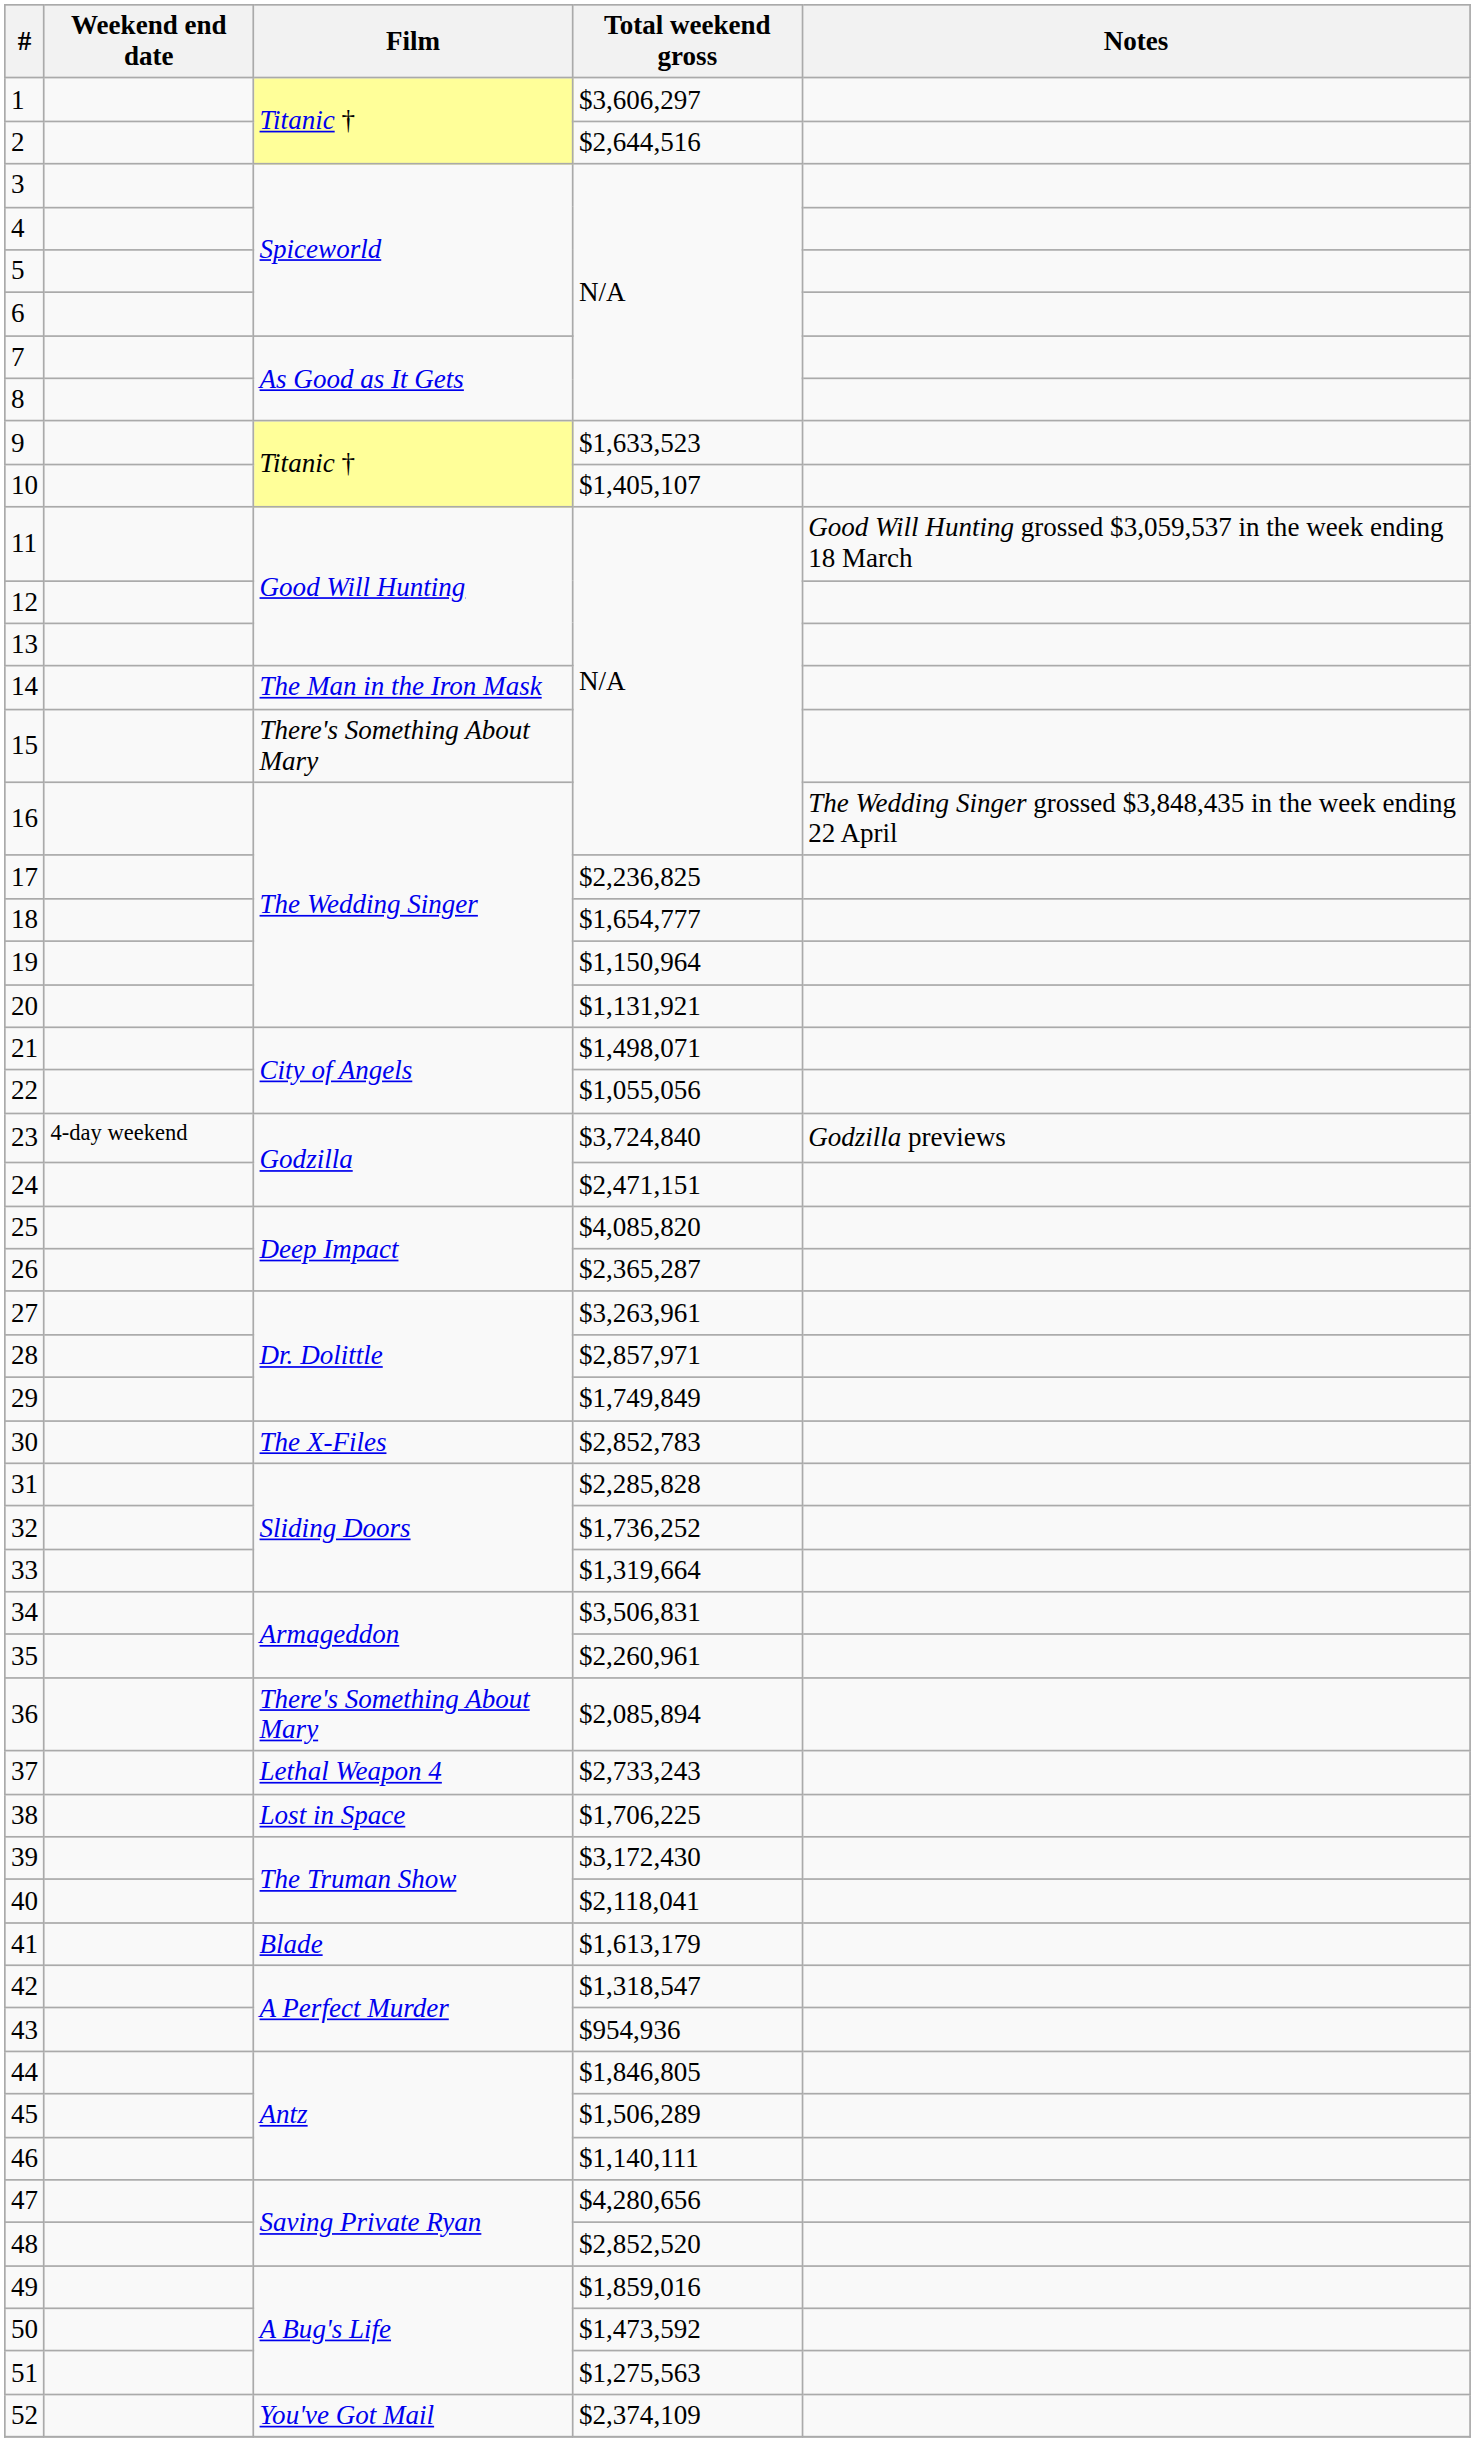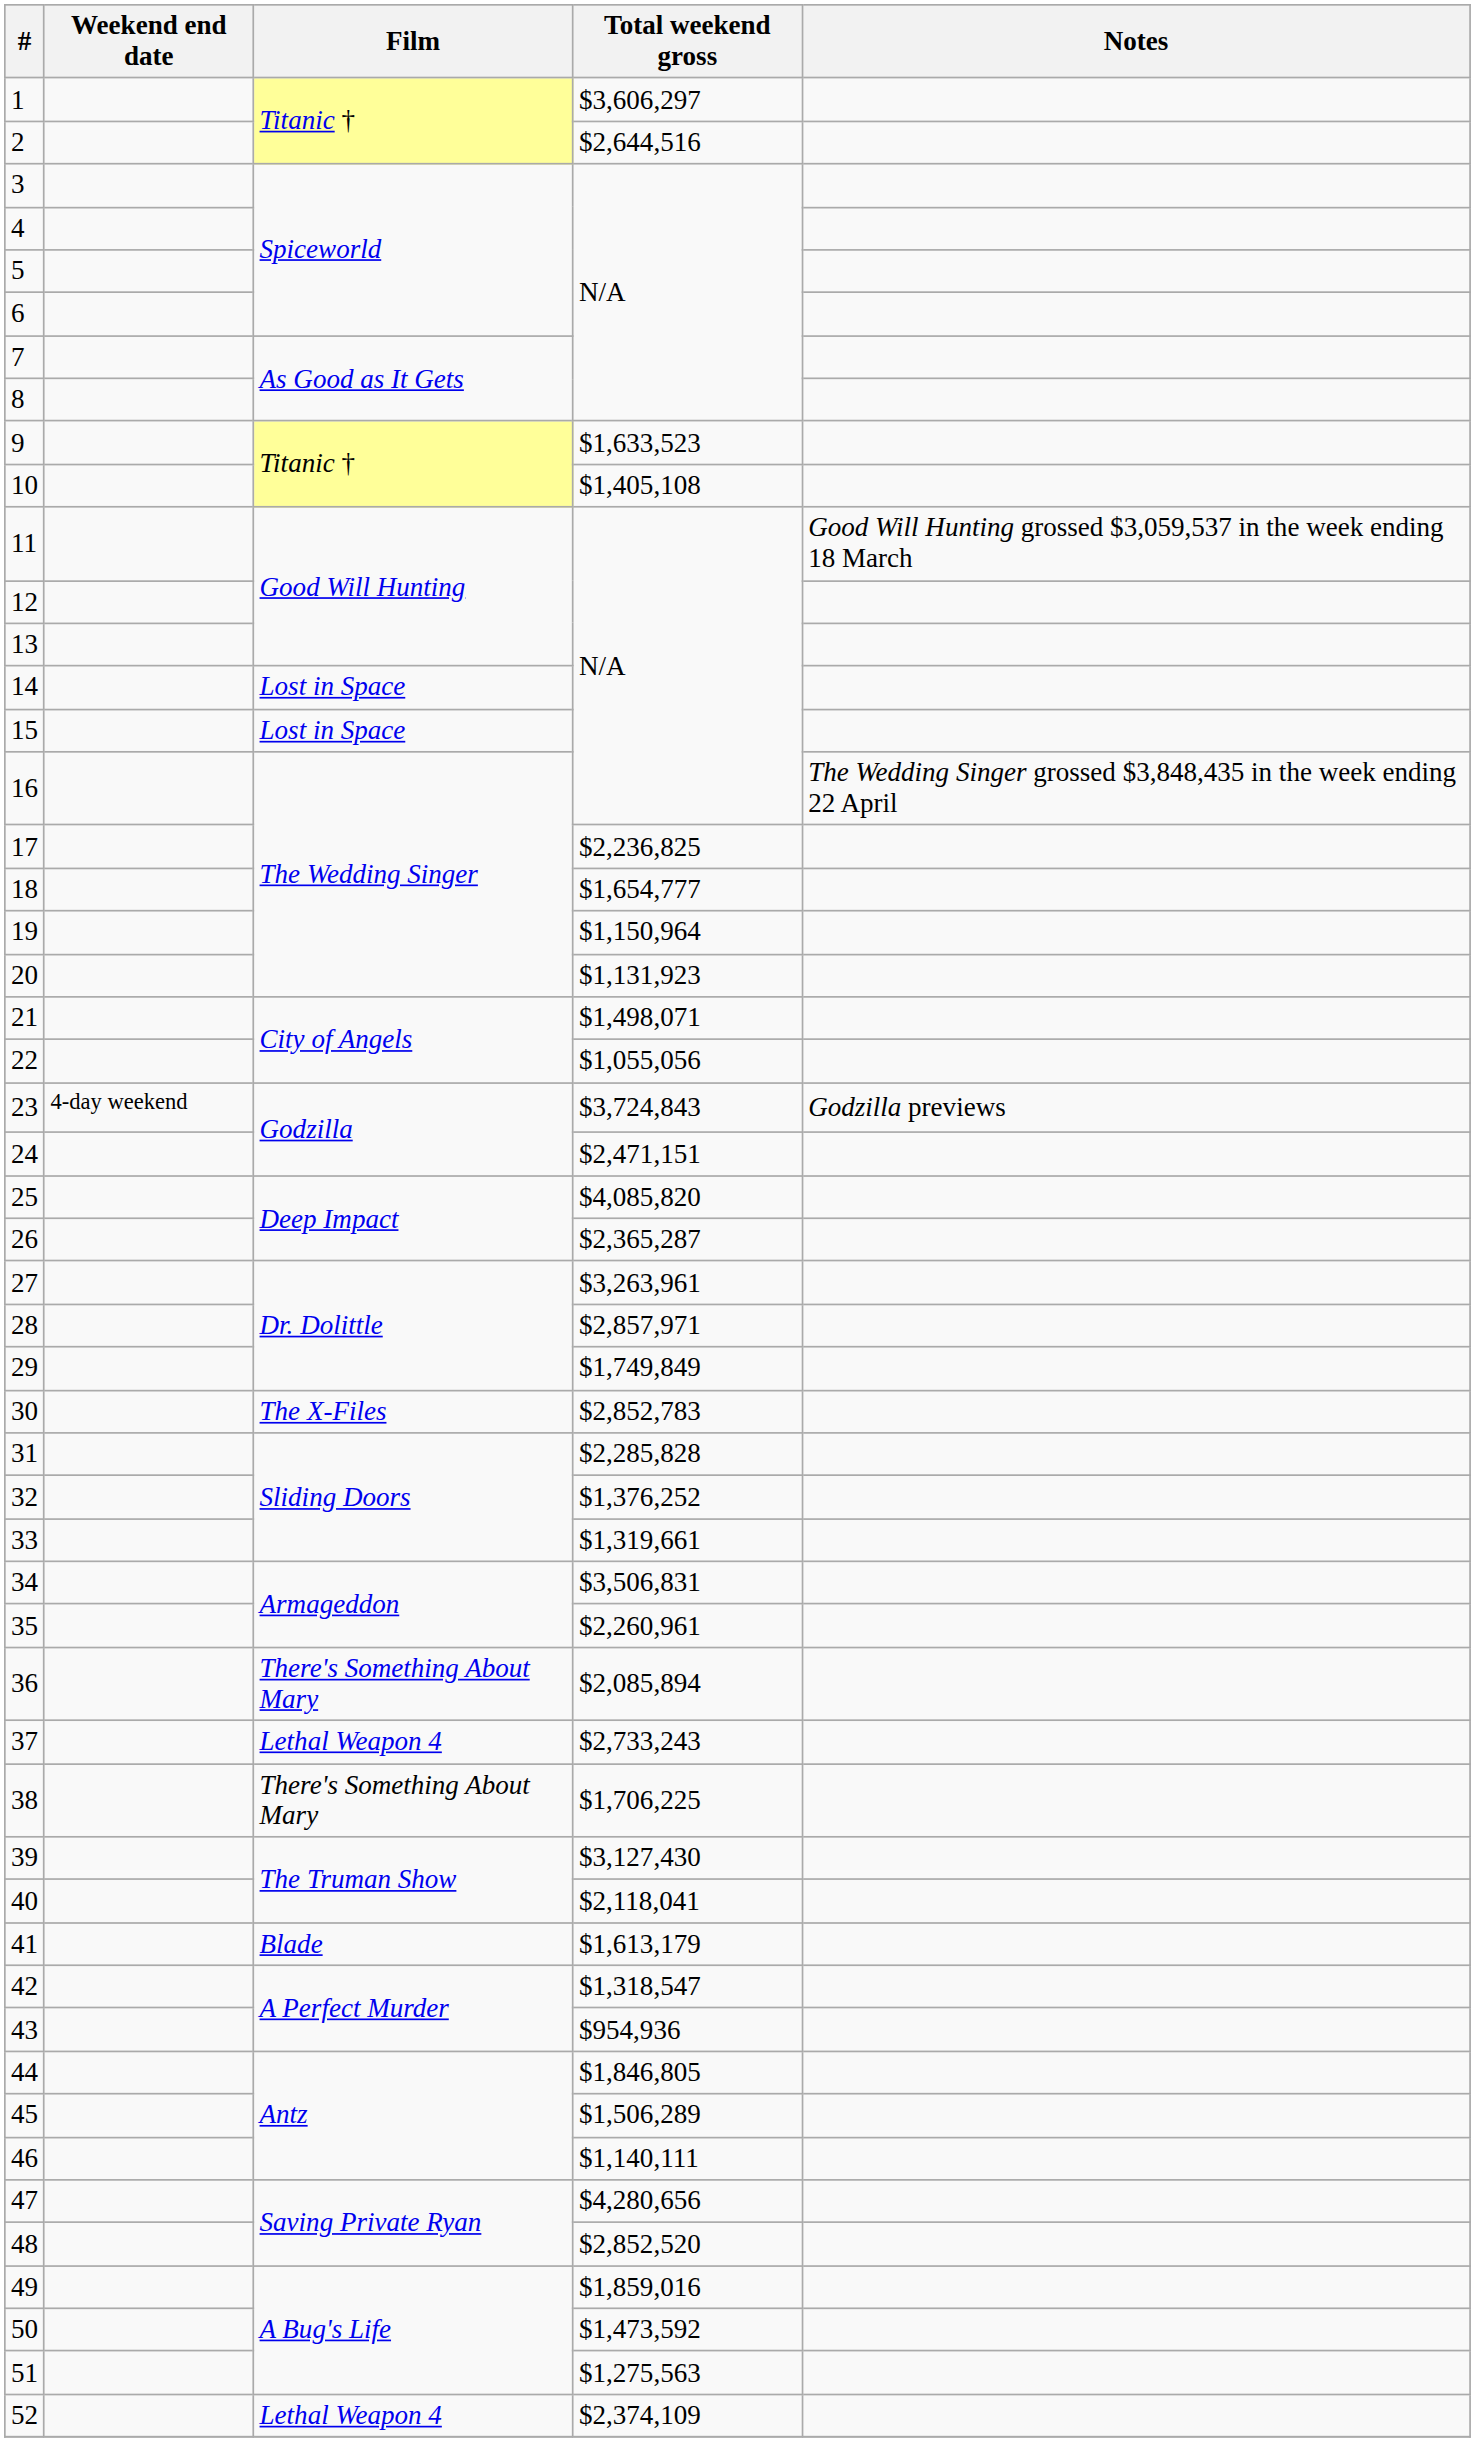(640, 485) $1,405,107 -> (640, 485) $1,405,108
(401, 687) The Man in the Iron Mask -> (332, 687) Lost in Space
(395, 745) There's Something About Mary -> (332, 730) Lost in Space
(640, 1005) $1,131,921 -> (640, 974) $1,131,923
(640, 1137) $3,724,840 -> (640, 1107) $3,724,843
(640, 1527) $1,736,252 -> (640, 1496) $1,376,252
(640, 1570) $1,319,664 -> (640, 1539) $1,319,661
(332, 1814) Lost in Space -> (395, 1799) There's Something About Mary
(640, 1857) $3,172,430 -> (640, 1857) $3,127,430
(347, 2415) You've Got Mail -> (351, 2415) Lethal Weapon 4
